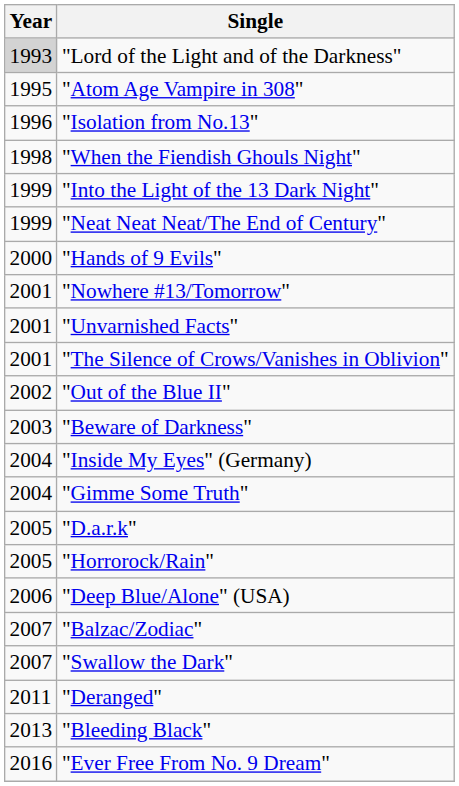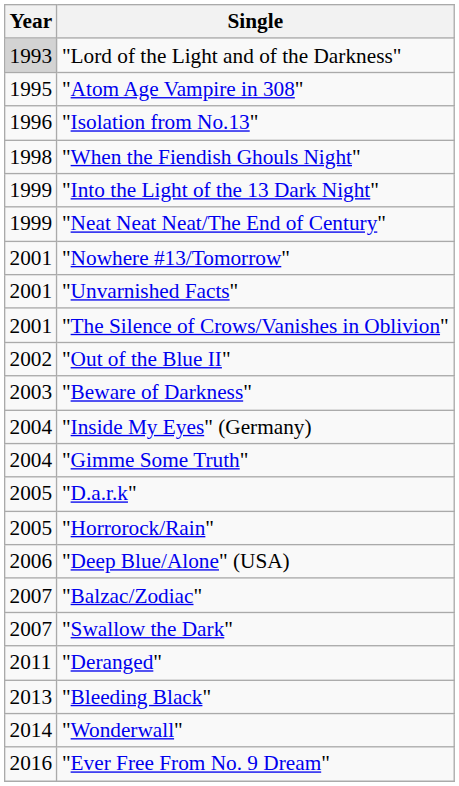- row: (142, 257)
+ row: (122, 730)
